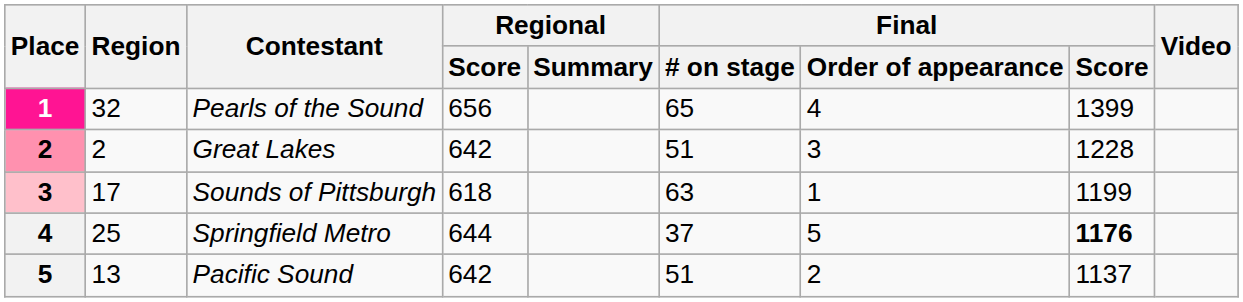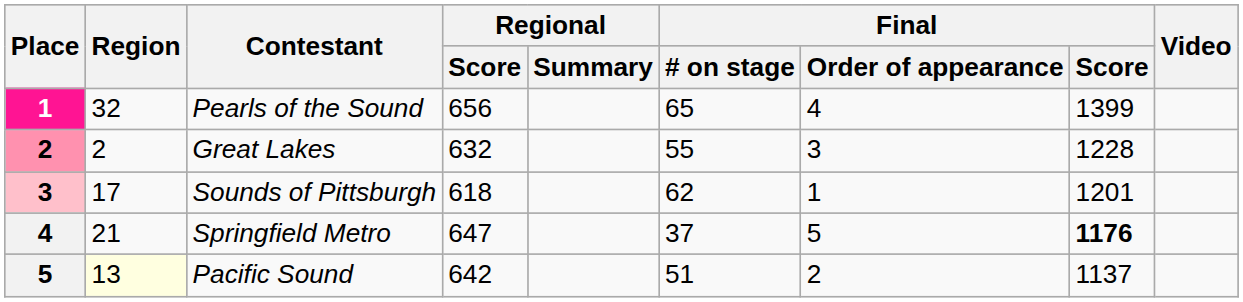(470, 150) 642 -> (470, 150) 632
(680, 150) 51 -> (680, 150) 55
(680, 191) 63 -> (680, 191) 62
(1104, 191) 1199 -> (1105, 191) 1201
(106, 233) 25 -> (106, 233) 21
(470, 233) 644 -> (470, 233) 647
(106, 274) no background -> (106, 274) lightyellow background
